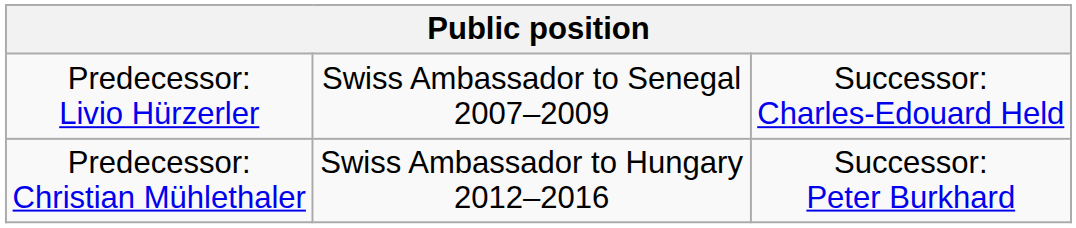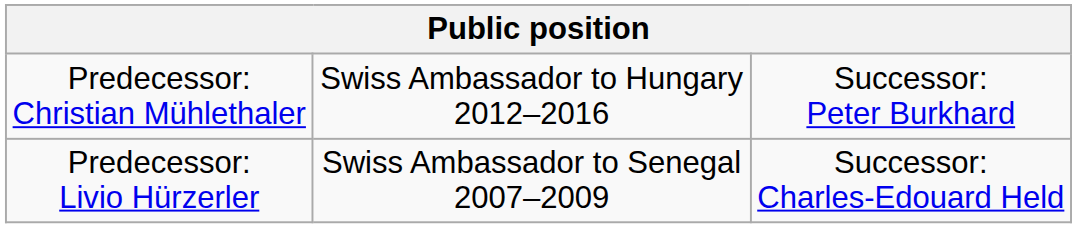rows swapped: (159, 95) <-> (159, 179)
